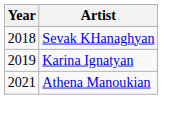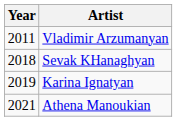+ row: (105, 37)
